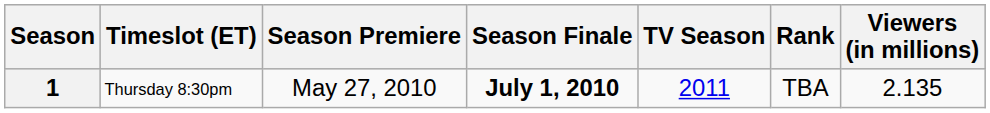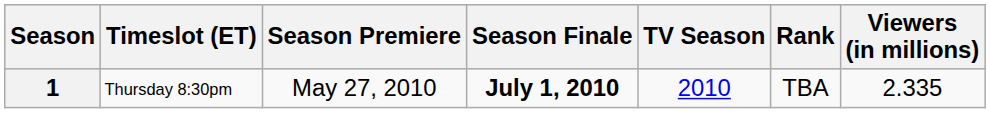(704, 88) 2011 -> (704, 88) 2010
(912, 88) 2.135 -> (912, 88) 2.335
